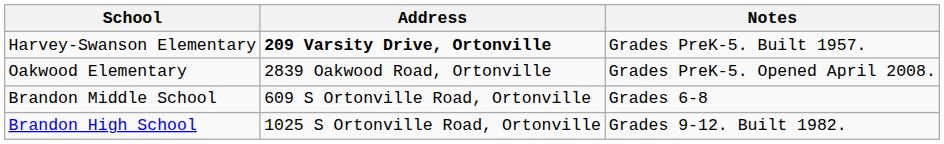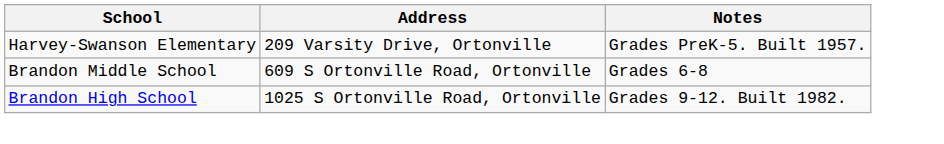(408, 45) bold -> (408, 45) normal
- row: (98, 72)
